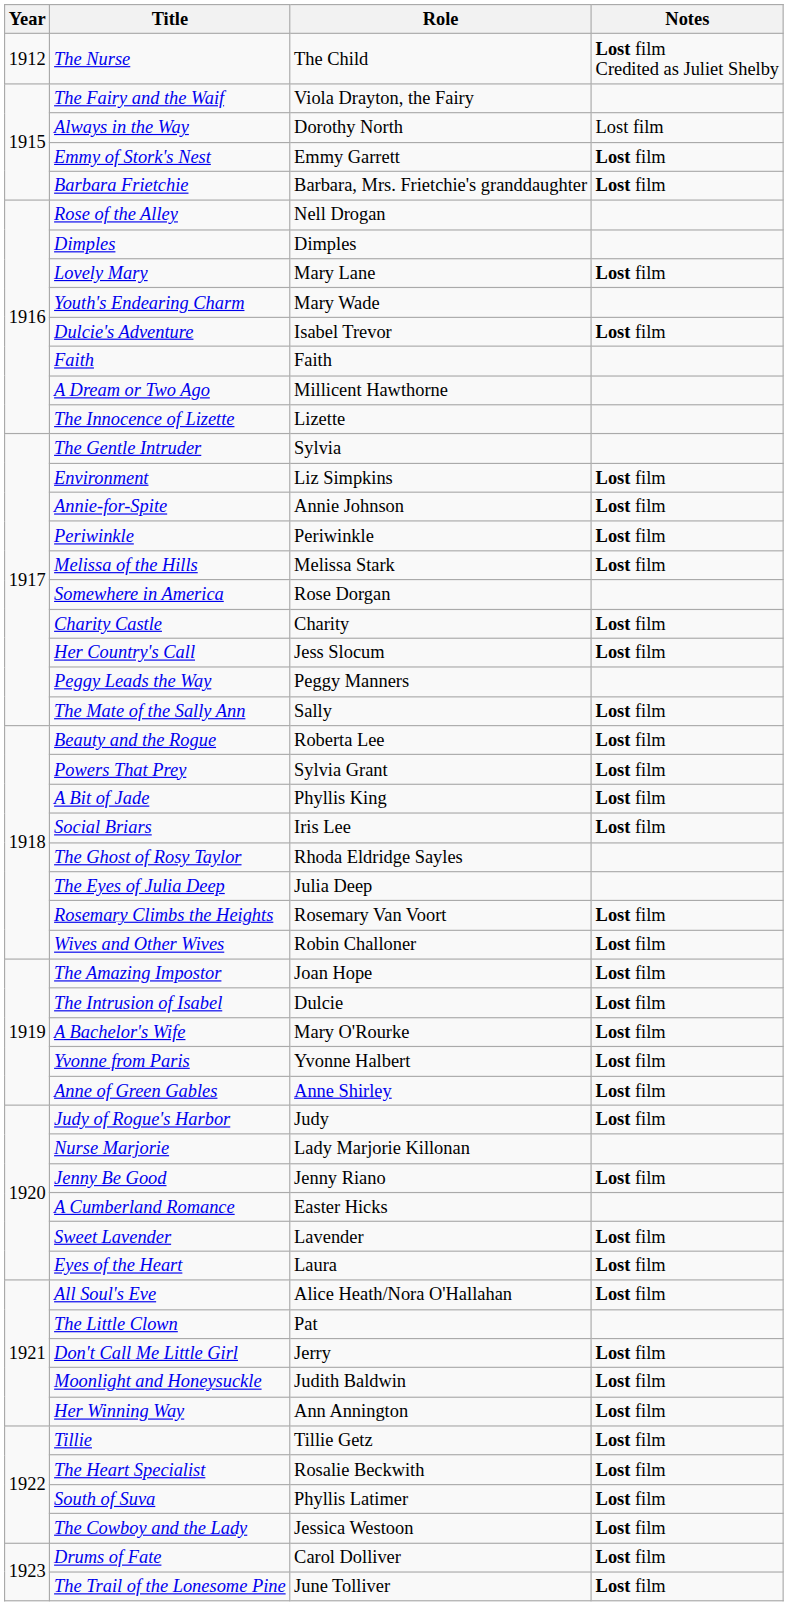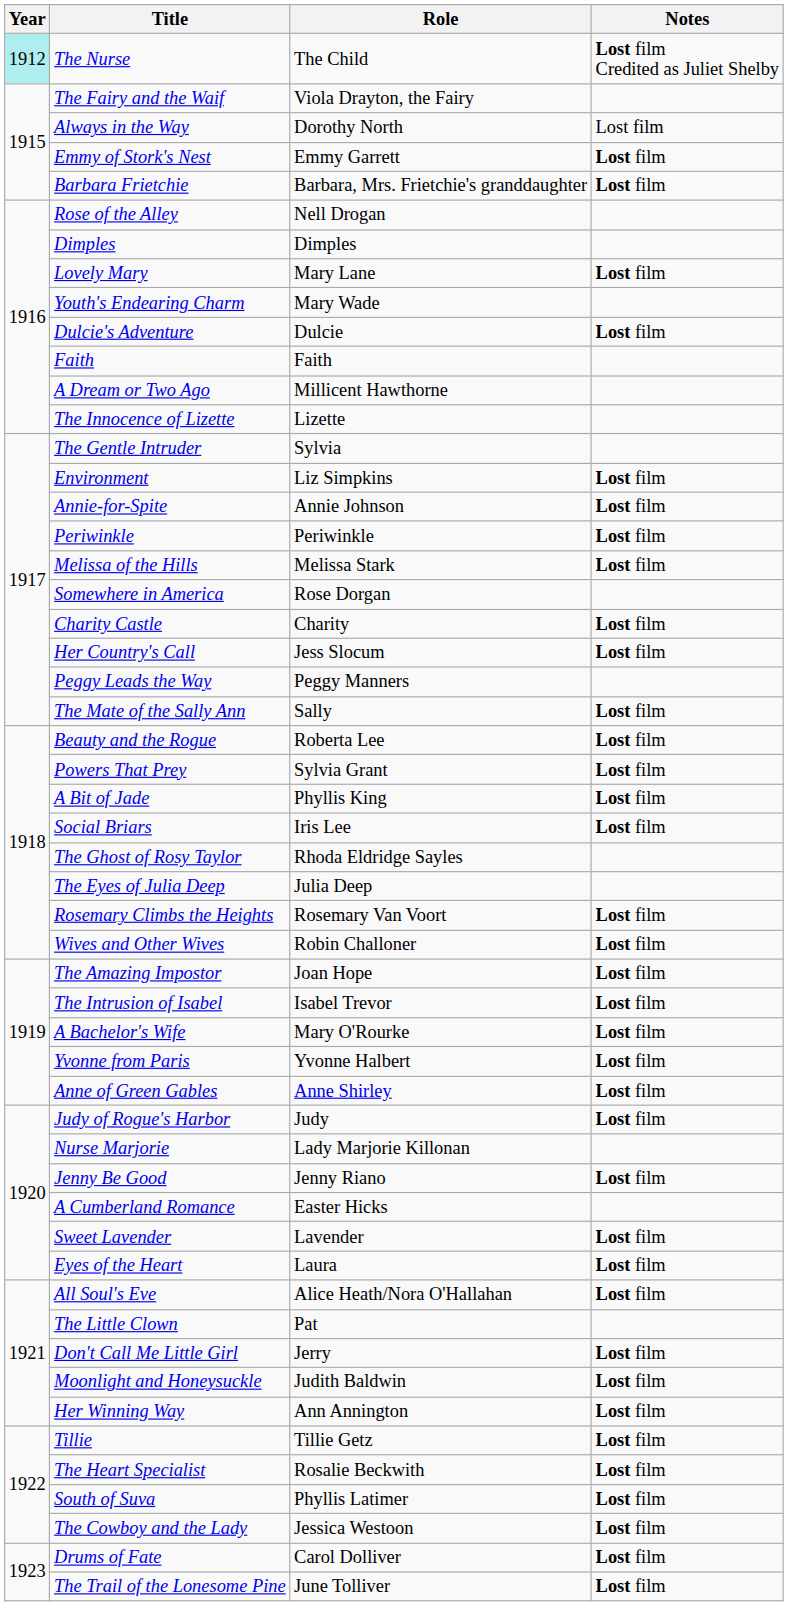(27, 58) no background -> (27, 58) paleturquoise background
(343, 331) Isabel Trevor -> (319, 331) Dulcie
(319, 1002) Dulcie -> (343, 1002) Isabel Trevor
